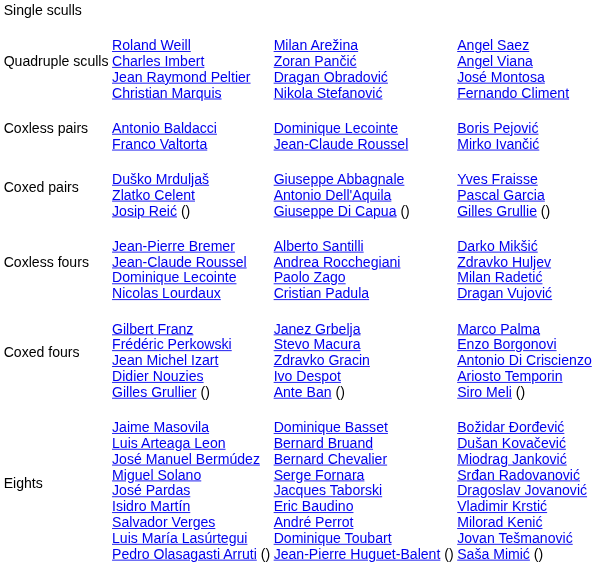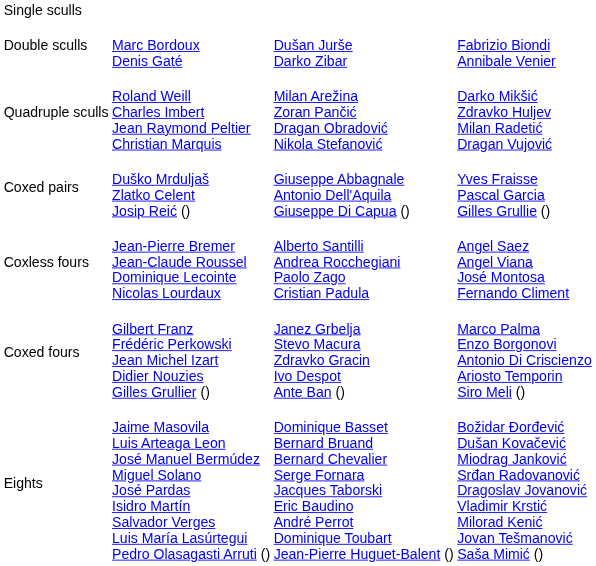+ row: (46, 45)
(513, 69) Angel Saez Angel Viana José Montosa Fernando Climent -> (505, 120) Darko Mikšić Zdravko Huljev Milan Radetić Dragan Vujović
- row: (46, 128)
(505, 270) Darko Mikšić Zdravko Huljev Milan Radetić Dragan Vujović -> (513, 270) Angel Saez Angel Viana José Montosa Fernando Climent
